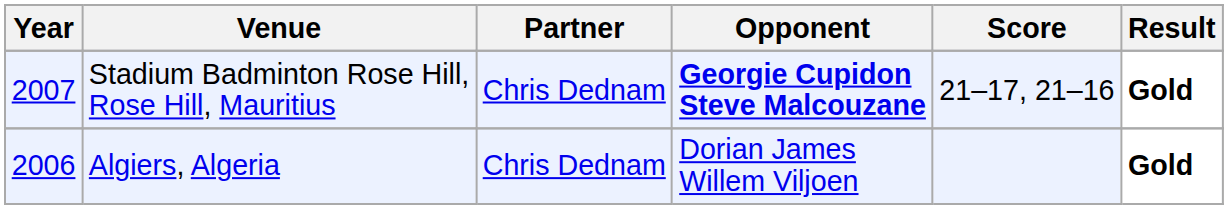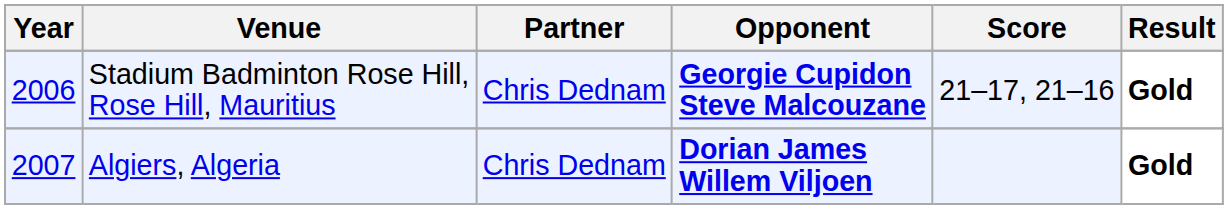(44, 89) 2007 -> (44, 89) 2006
(44, 166) 2006 -> (44, 166) 2007
(769, 166) normal -> (776, 166) bold
